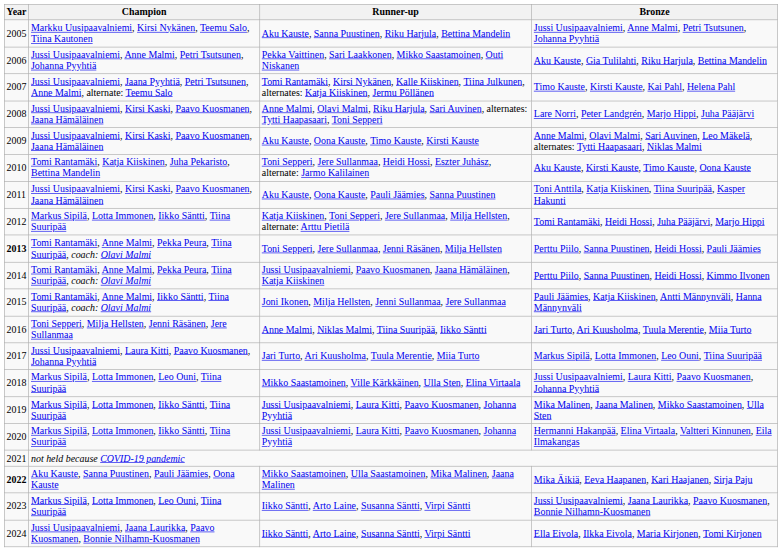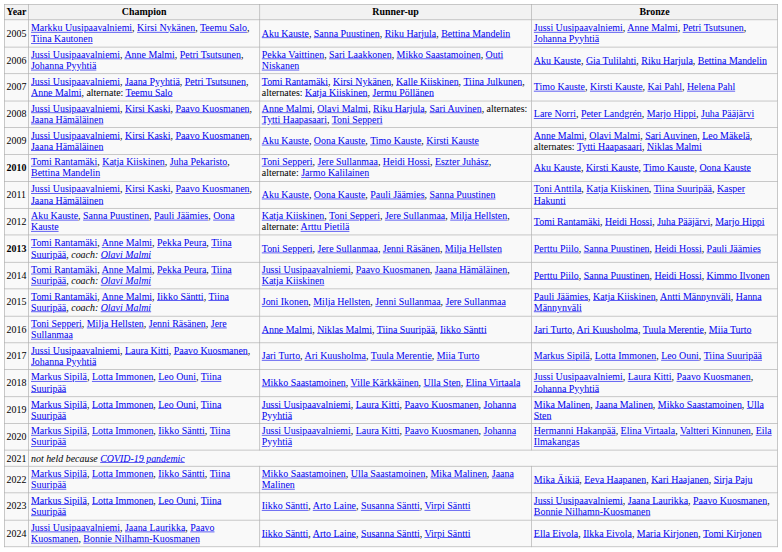(17, 168) normal -> (17, 168) bold
(131, 221) Markus Sipilä, Lotta Immonen, Iikko Säntti, Tiina Suuripää -> (133, 221) Aku Kauste, Sanna Puustinen, Pauli Jäämies, Oona Kauste
(131, 410) Markus Sipilä, Lotta Immonen, Iikko Säntti, Tiina Suuripää -> (126, 410) Markus Sipilä, Lotta Immonen, Leo Ouni, Tiina Suuripää
(17, 479) bold -> (17, 479) normal
(133, 479) Aku Kauste, Sanna Puustinen, Pauli Jäämies, Oona Kauste -> (131, 479) Markus Sipilä, Lotta Immonen, Iikko Säntti, Tiina Suuripää
